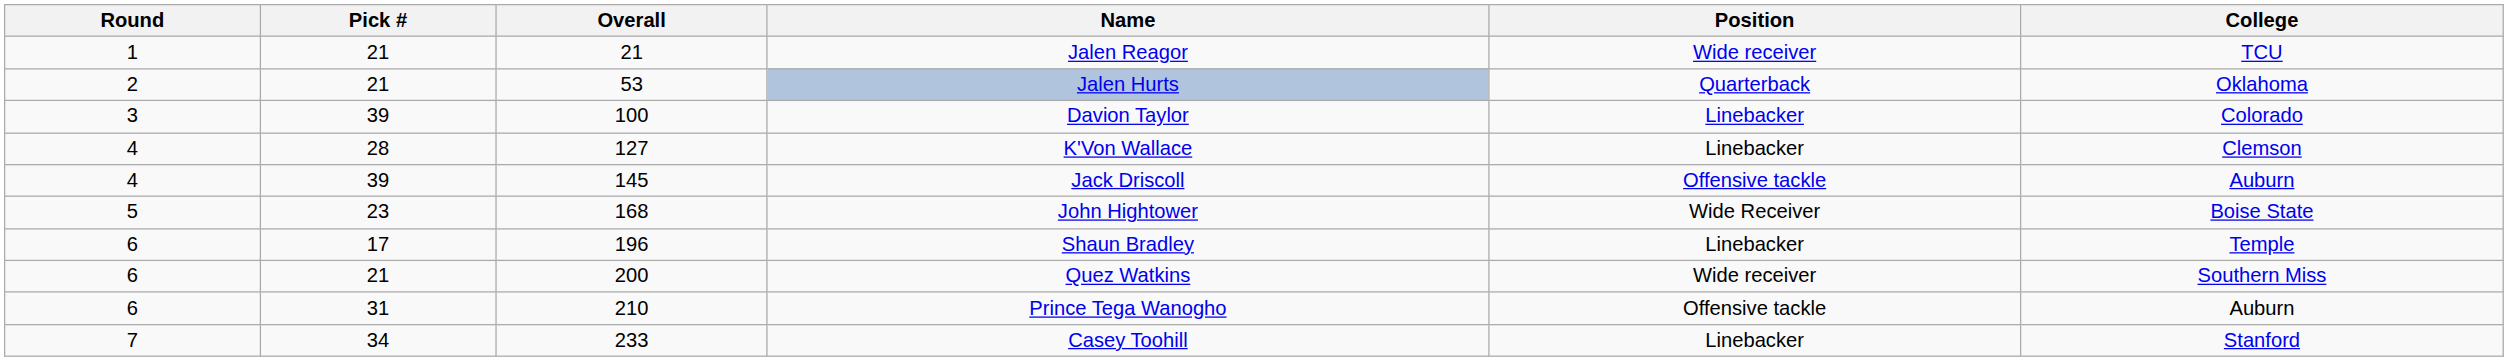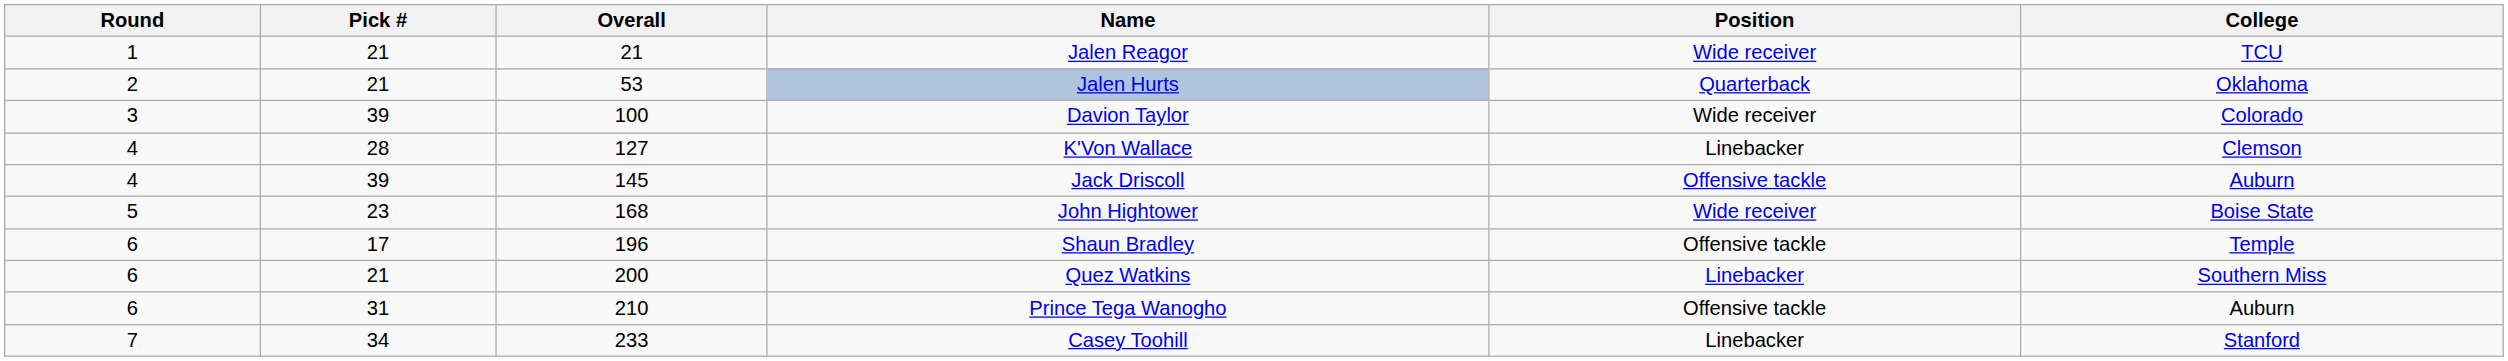(1755, 116) Linebacker -> (1755, 116) Wide receiver
(1755, 212) Wide Receiver -> (1755, 212) Wide receiver
(1755, 244) Linebacker -> (1755, 244) Offensive tackle
(1755, 276) Wide receiver -> (1755, 276) Linebacker
